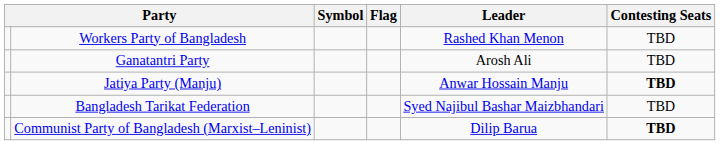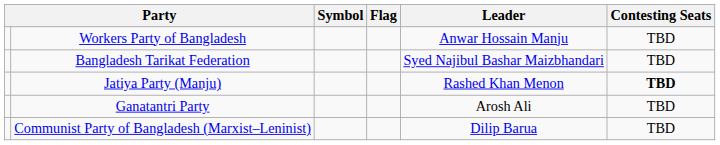(504, 38) Rashed Khan Menon -> (504, 38) Anwar Hossain Manju
rows swapped: (163, 60) <-> (163, 106)
(504, 83) Anwar Hossain Manju -> (504, 83) Rashed Khan Menon
(661, 128) bold -> (661, 128) normal
